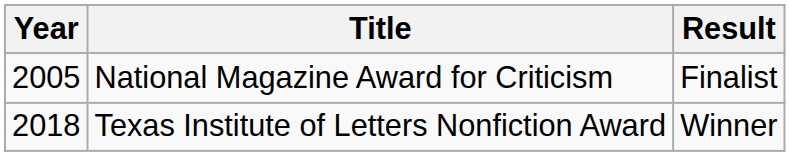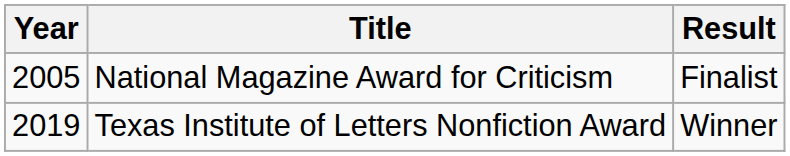(46, 126) 2018 -> (46, 126) 2019
